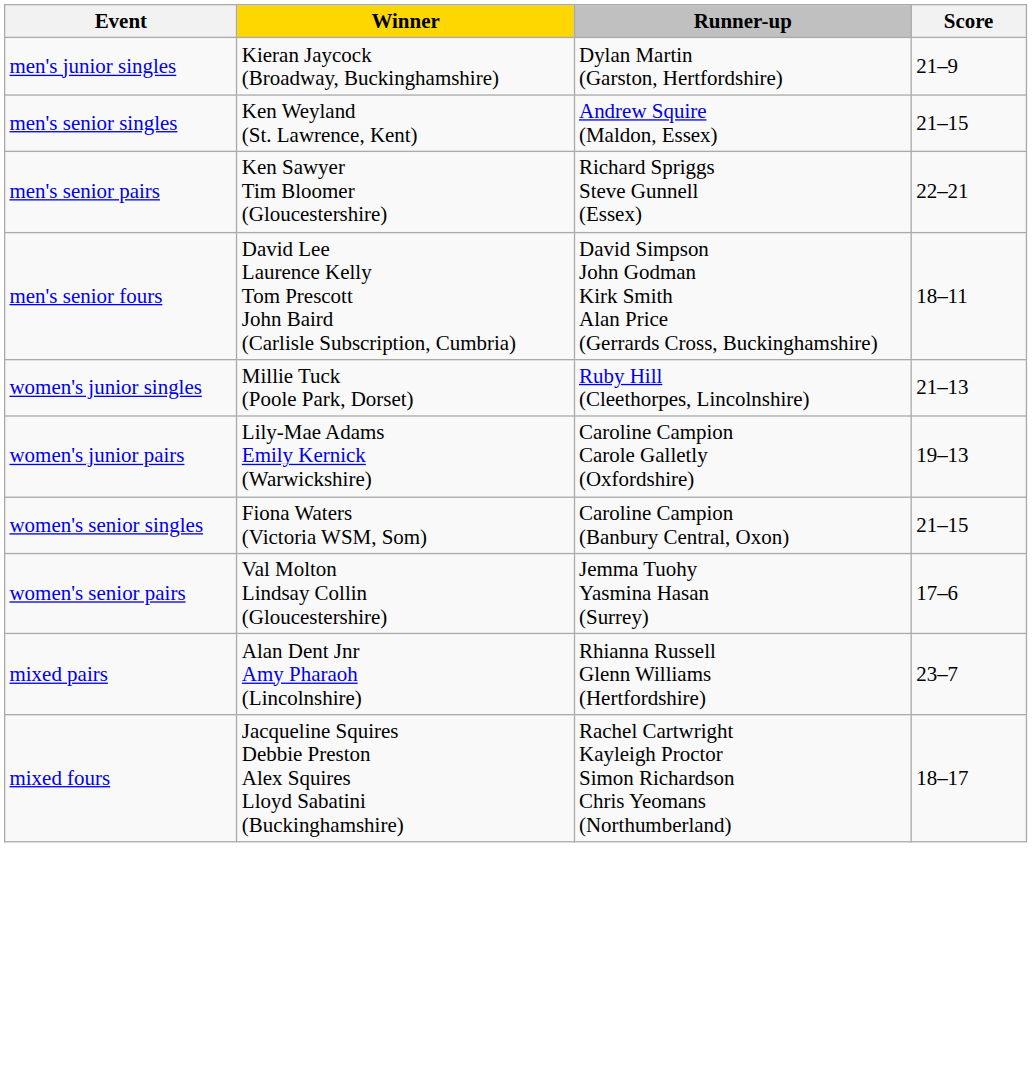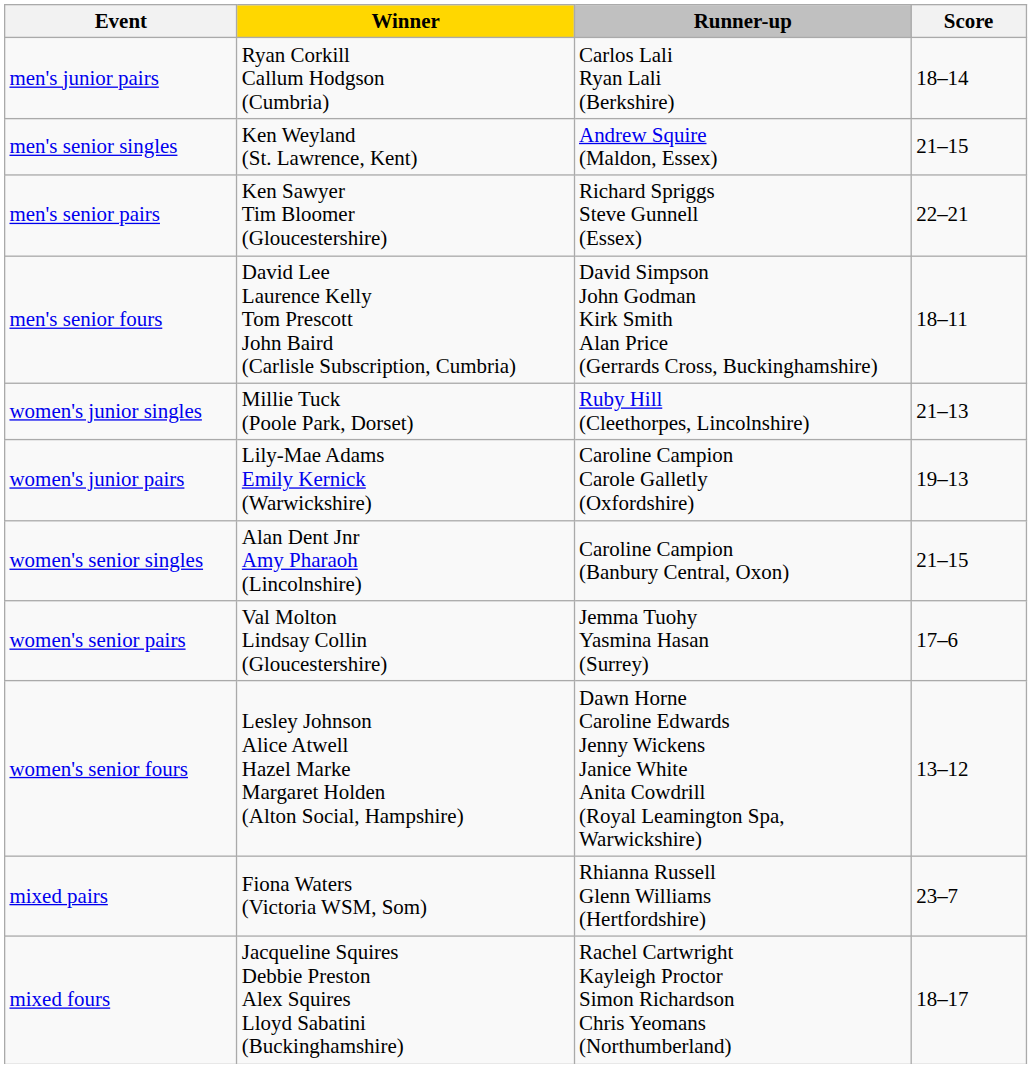- row: (93, 66)
+ row: (84, 77)
(334, 524) Fiona Waters (Victoria WSM, Som) -> (302, 560) Alan Dent Jnr Amy Pharaoh (Lincolnshire)
+ row: (99, 768)
(302, 673) Alan Dent Jnr Amy Pharaoh (Lincolnshire) -> (334, 895) Fiona Waters (Victoria WSM, Som)
